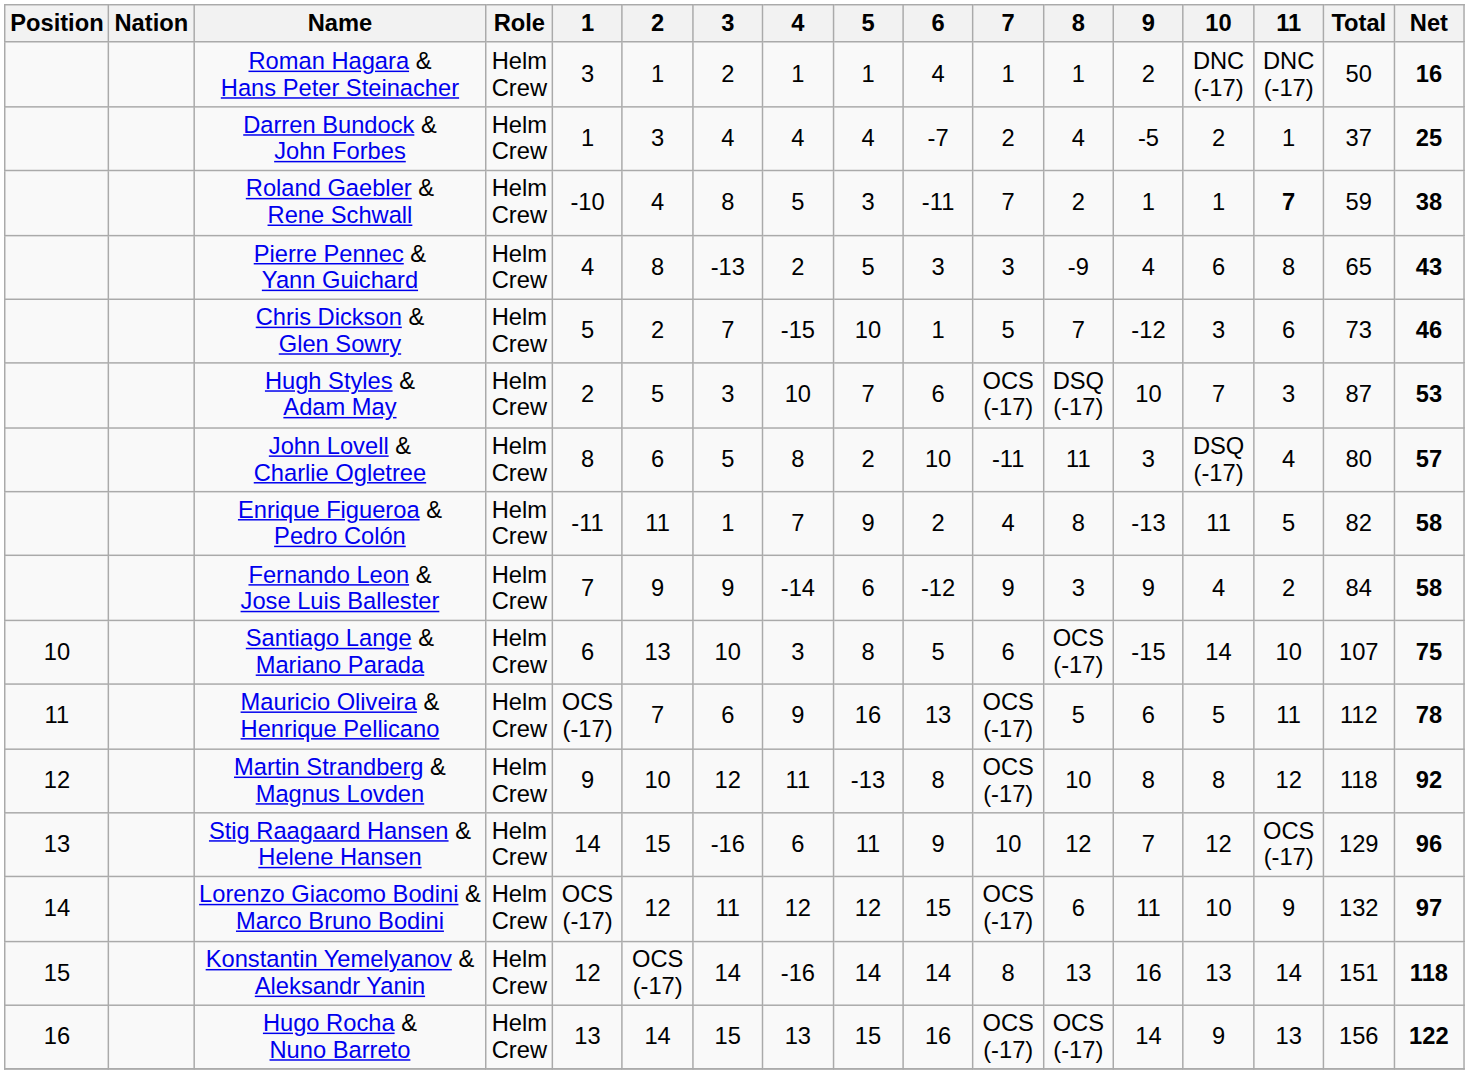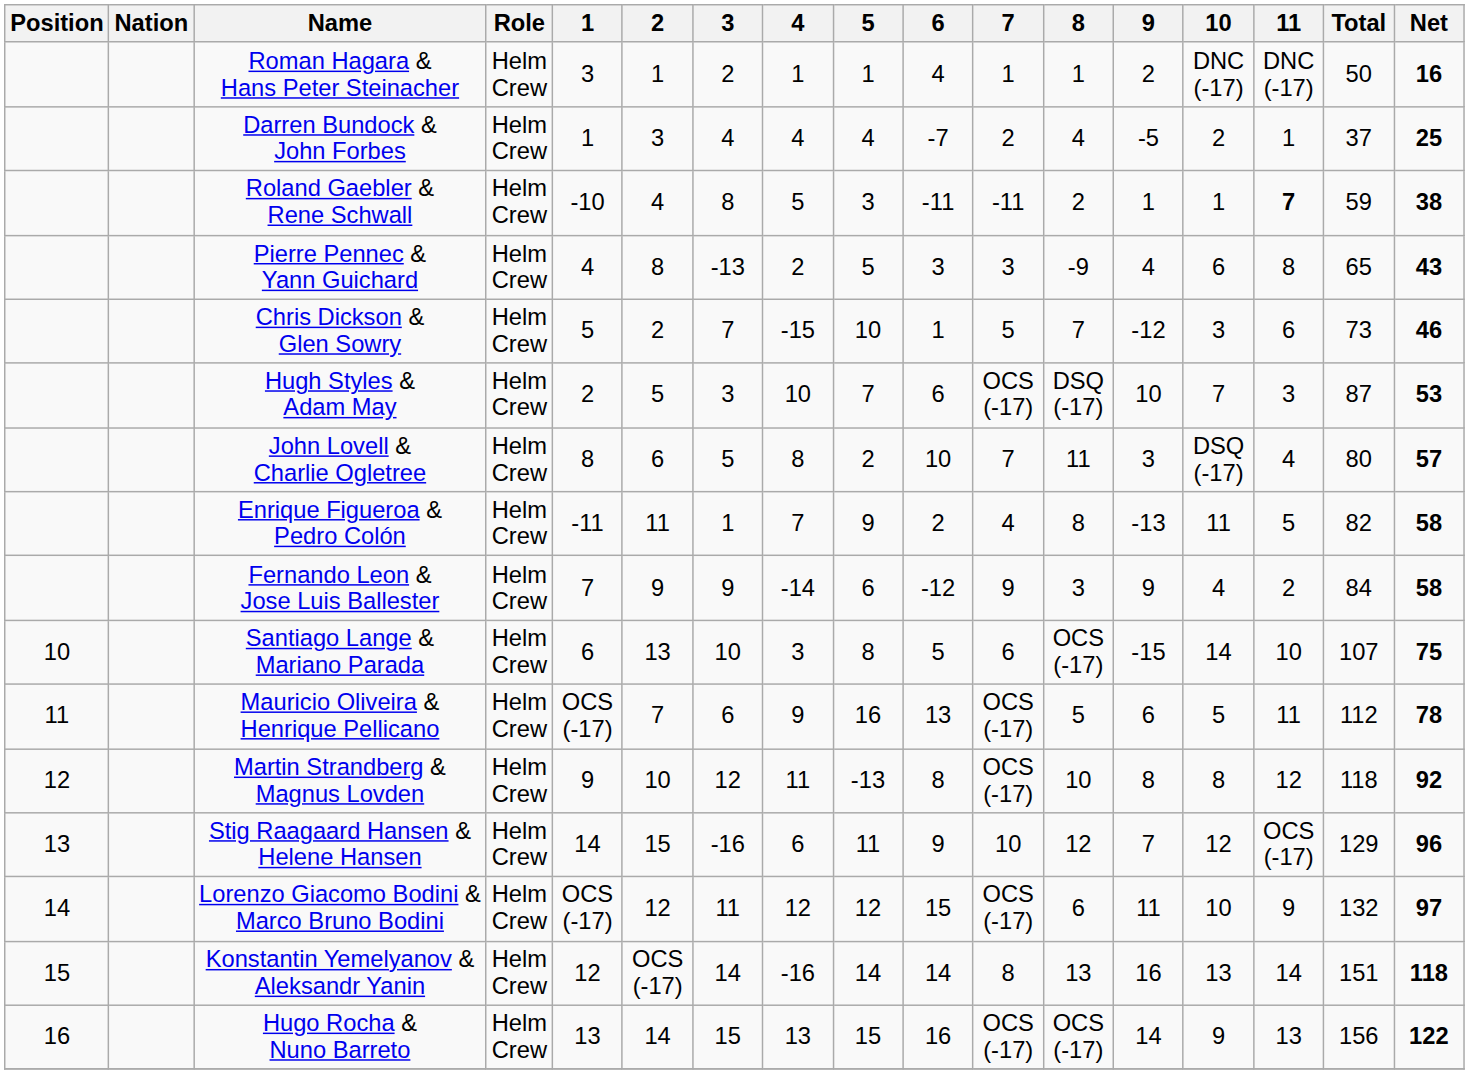(1008, 202) 7 -> (1008, 202) -11
(1008, 459) -11 -> (1008, 459) 7
